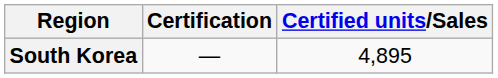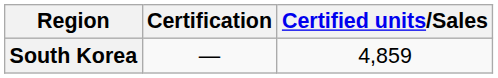(385, 55) 4,895 -> (385, 55) 4,859
